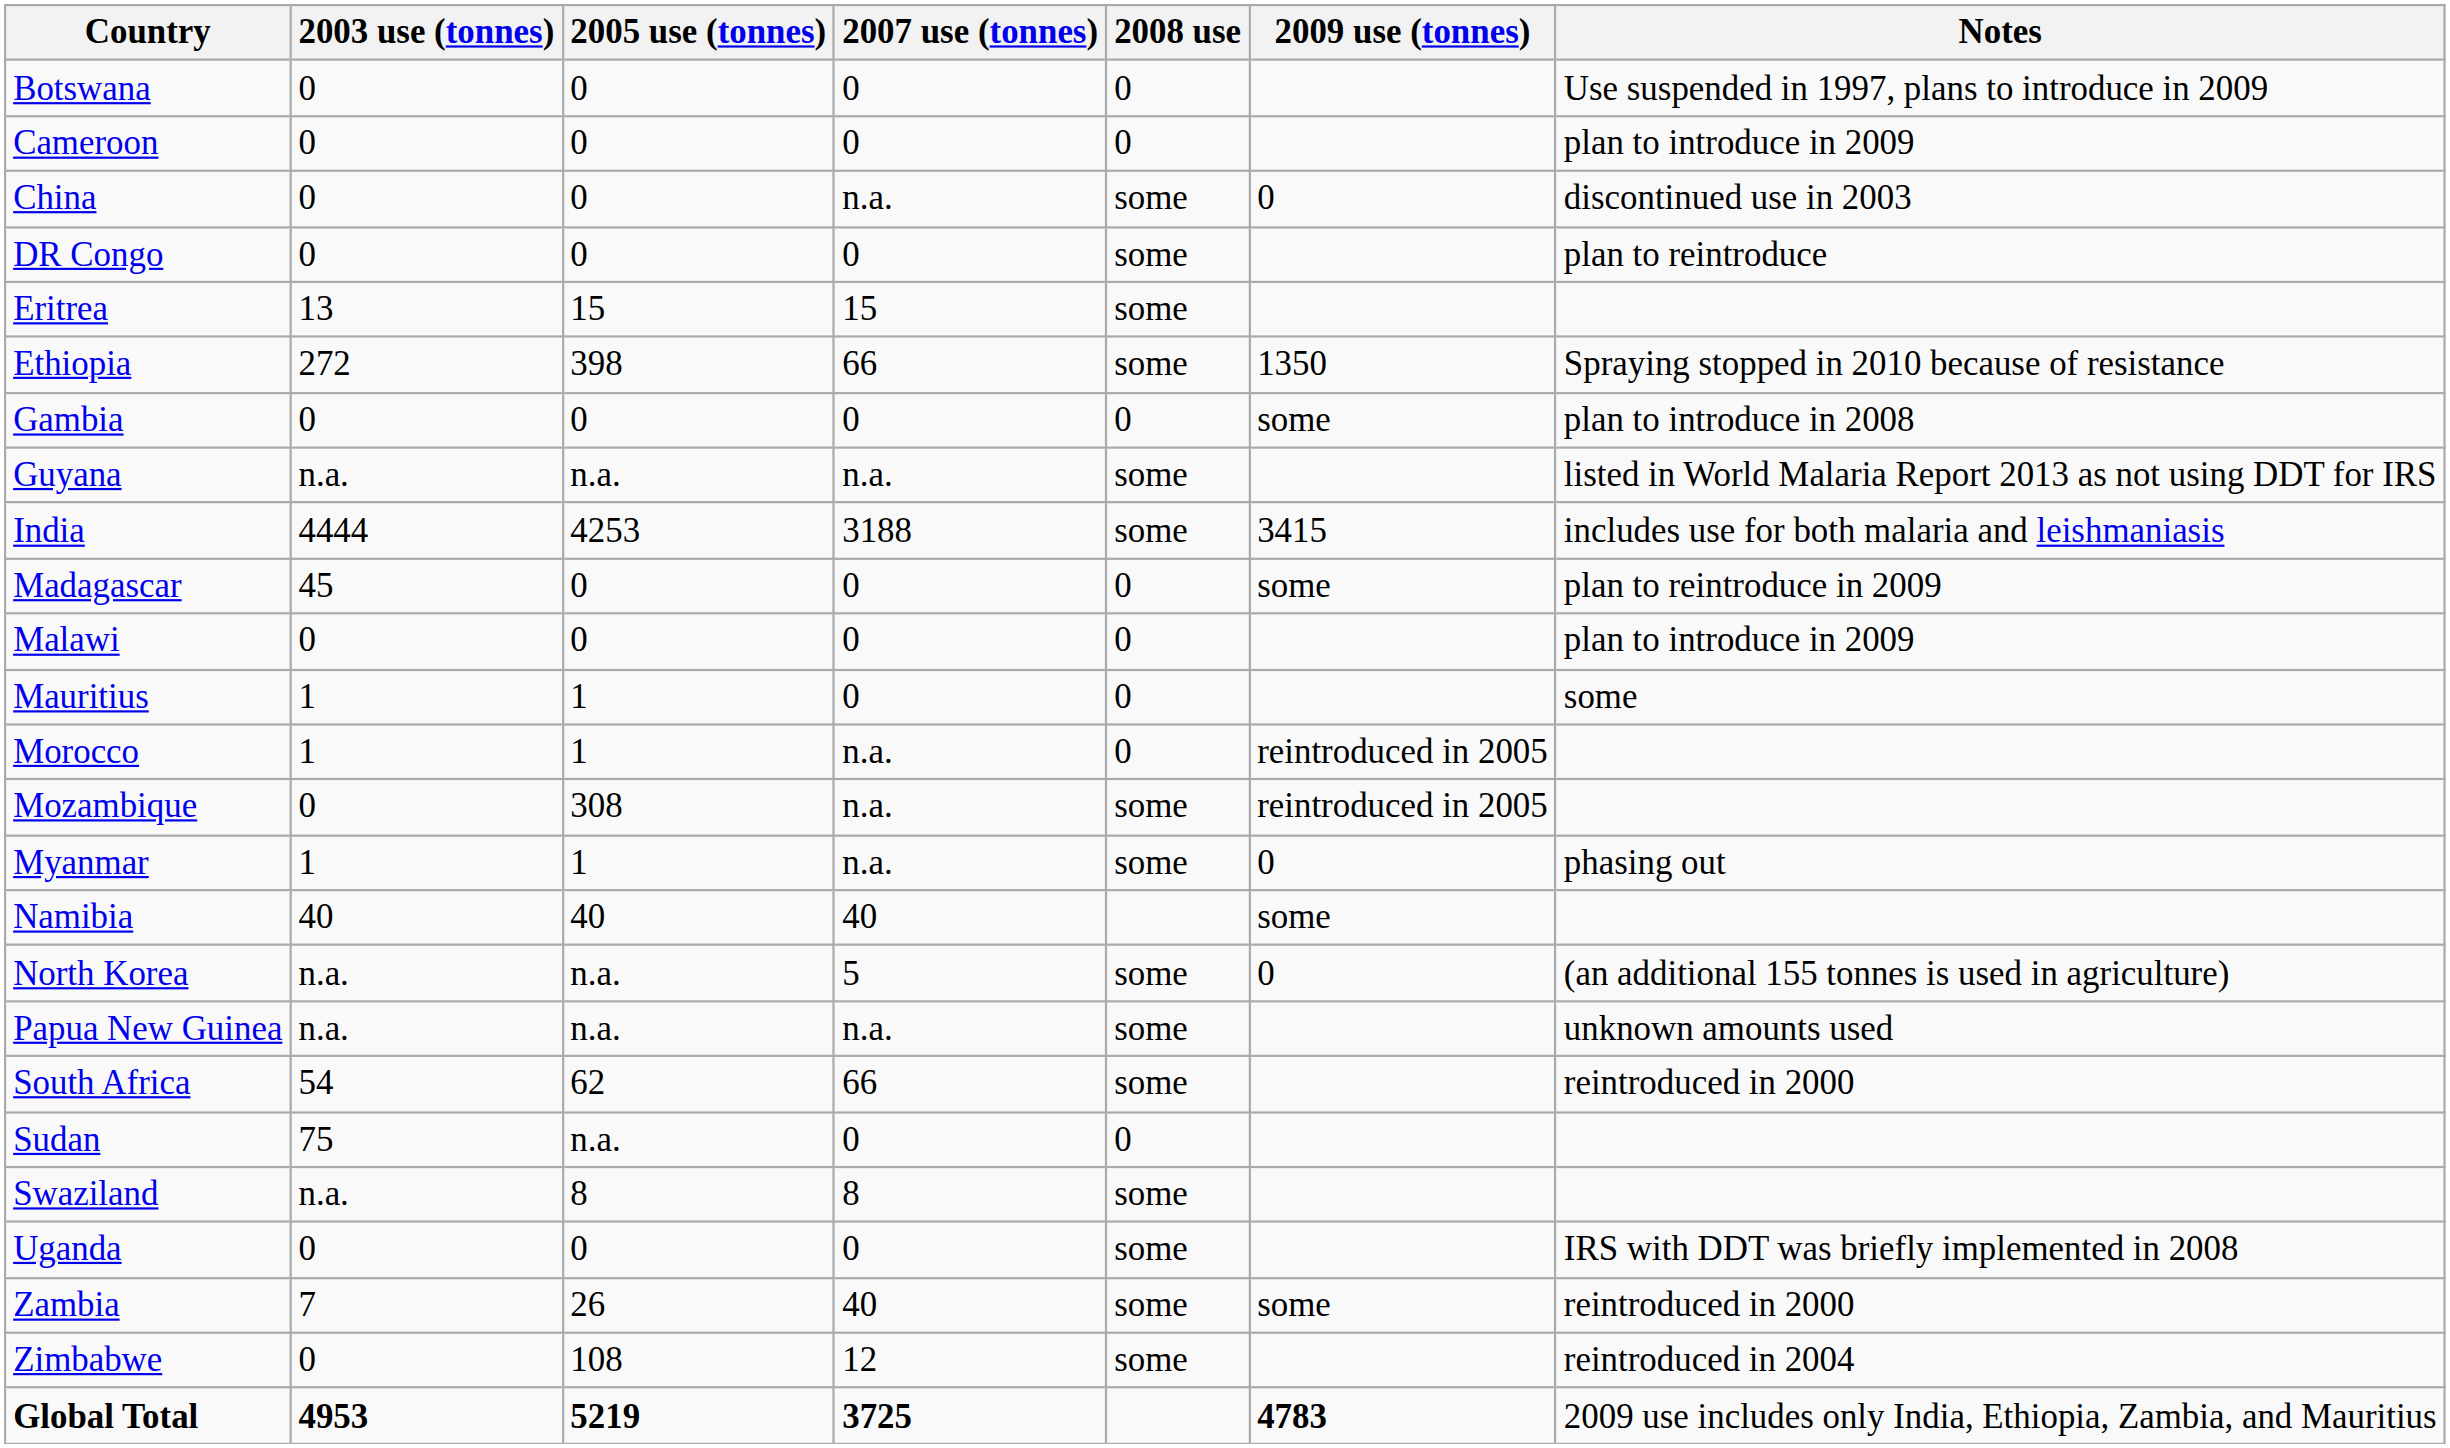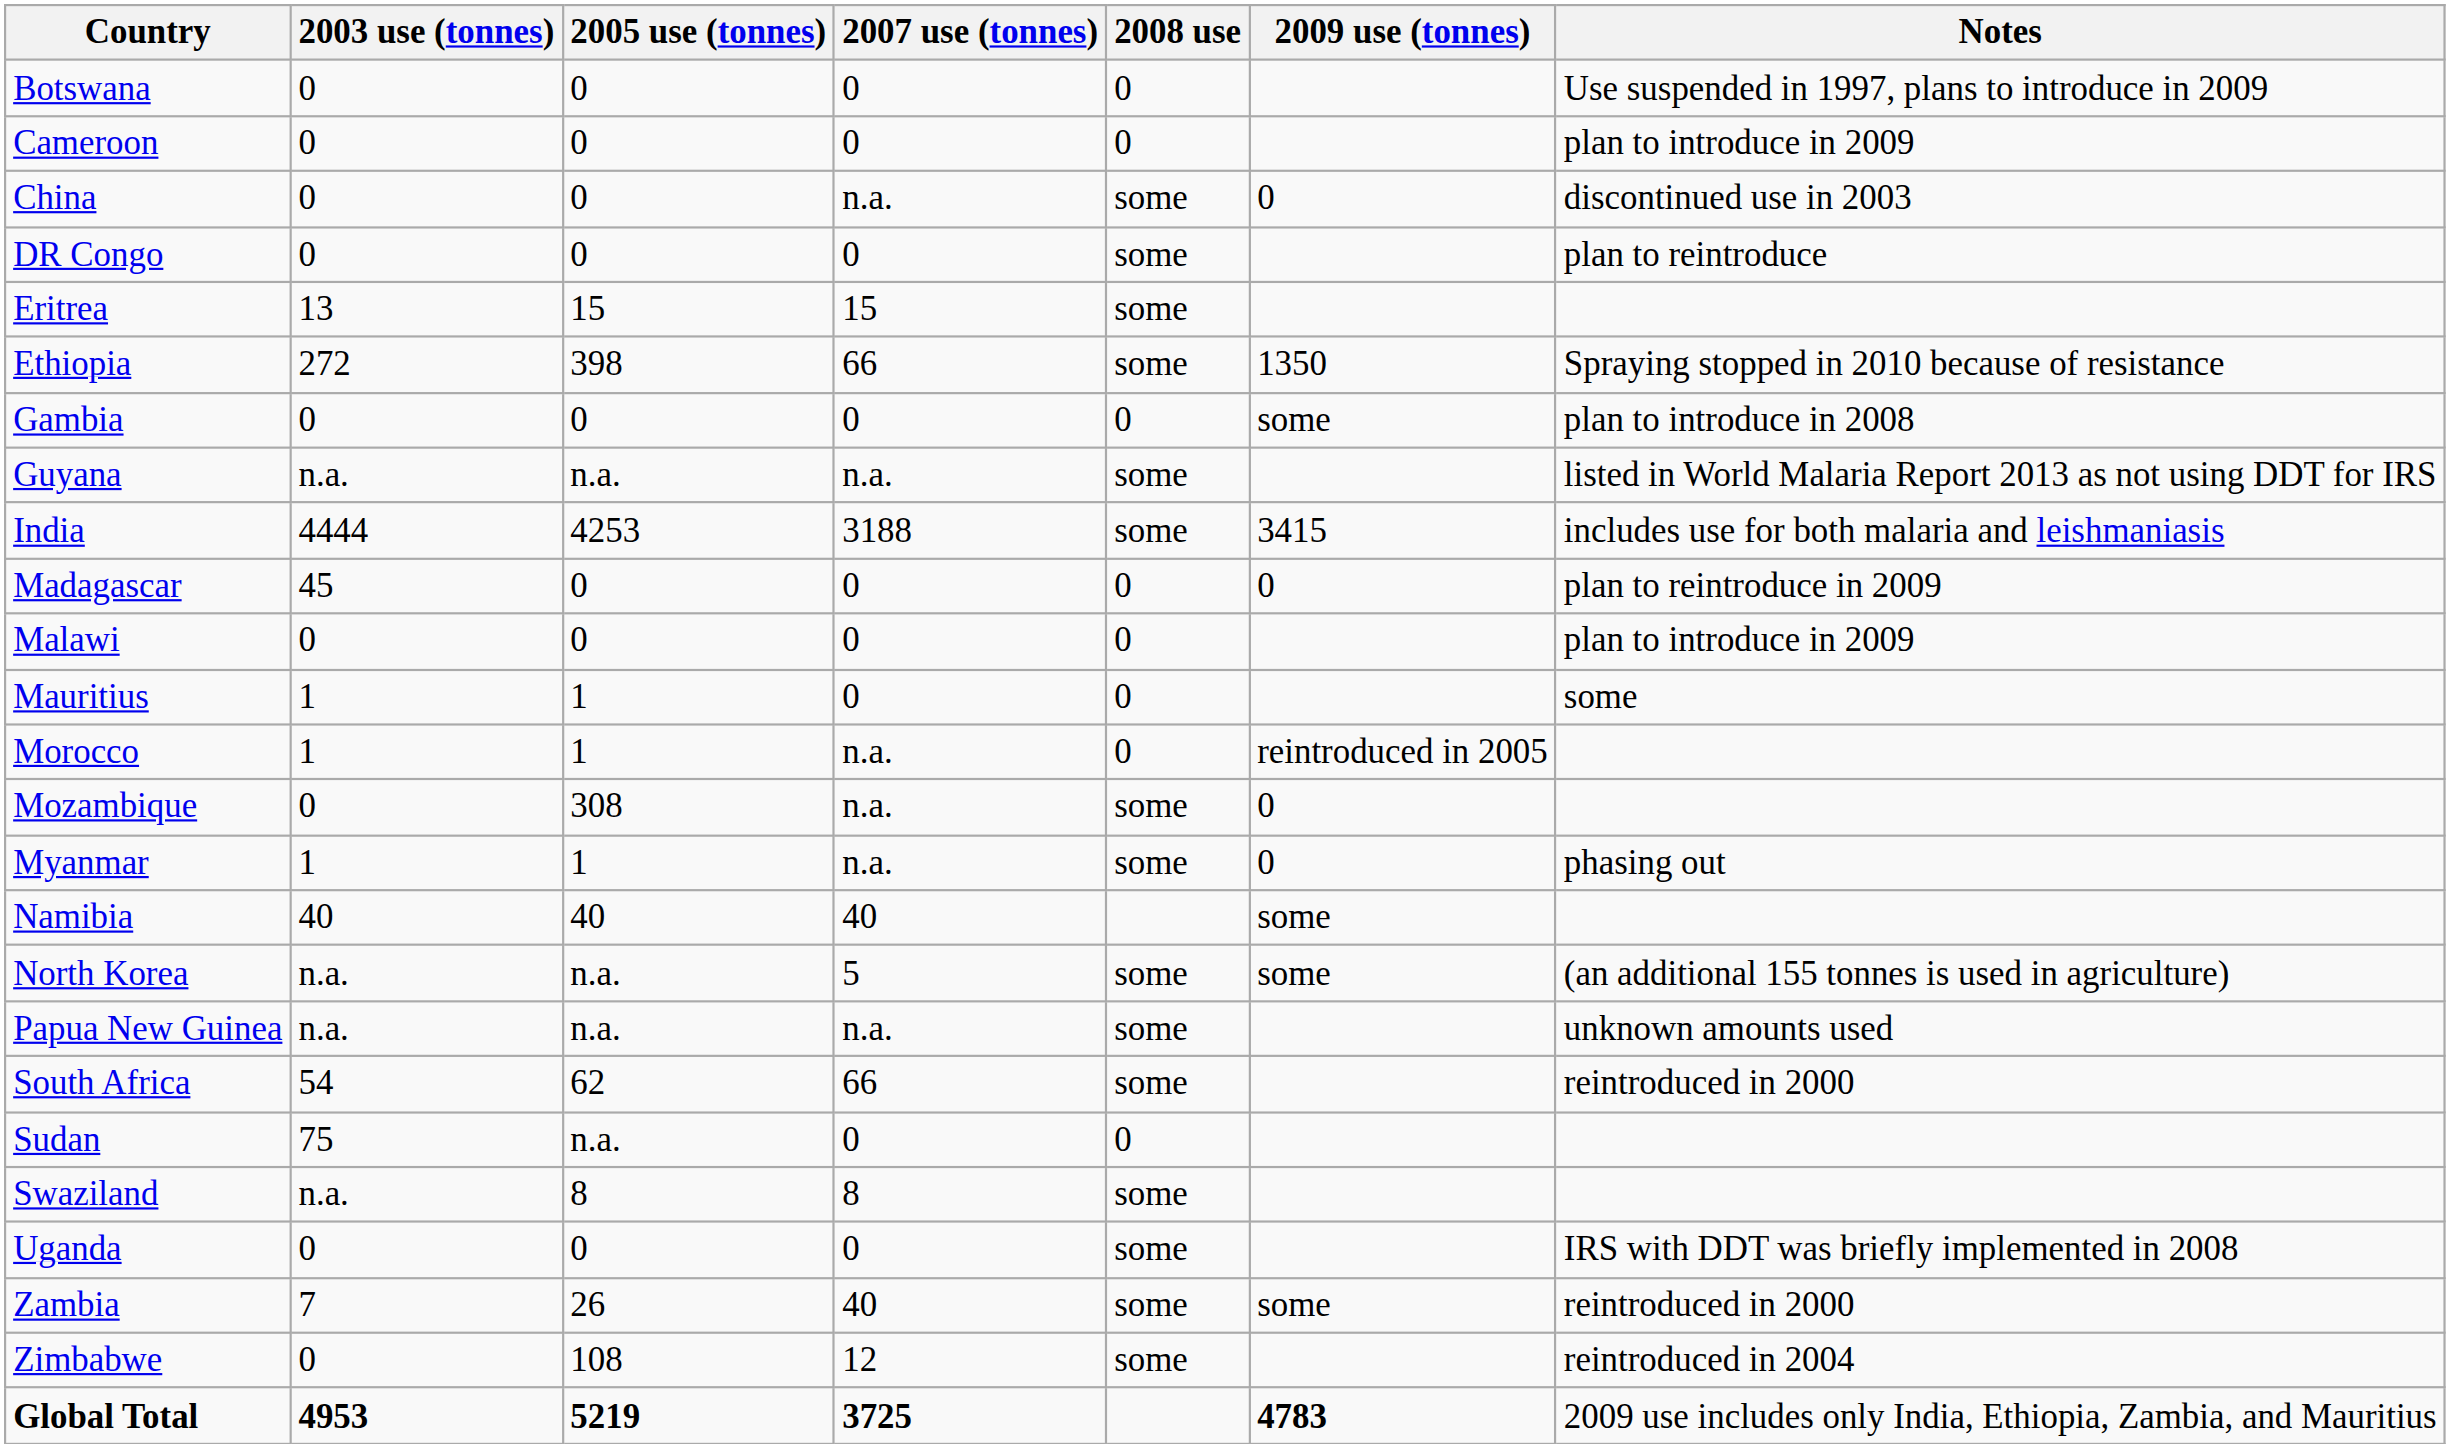(1294, 585) some -> (1266, 585) 0
(1402, 806) reintroduced in 2005 -> (1266, 806) 0
(1266, 972) 0 -> (1294, 972) some
